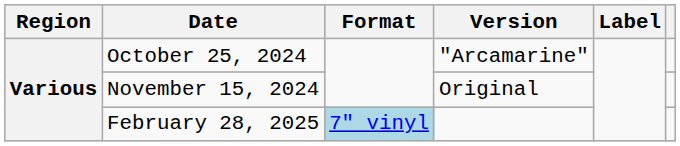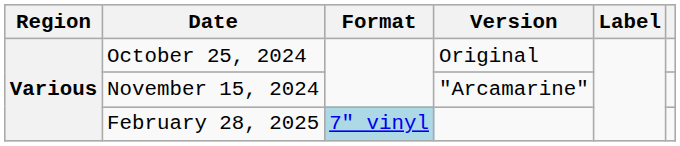(514, 56) "Arcamarine" -> (489, 56) Original
(489, 90) Original -> (514, 90) "Arcamarine"
